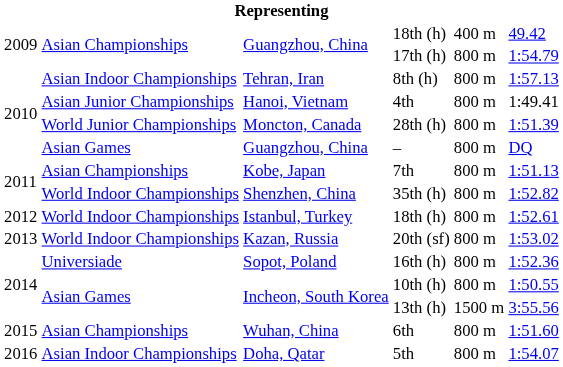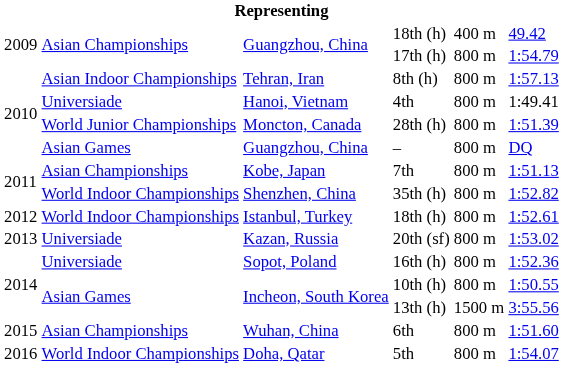(138, 101) Asian Junior Championships -> (82, 101) Universiade
(140, 239) World Indoor Championships -> (82, 239) Universiade
(139, 353) Asian Indoor Championships -> (140, 353) World Indoor Championships
